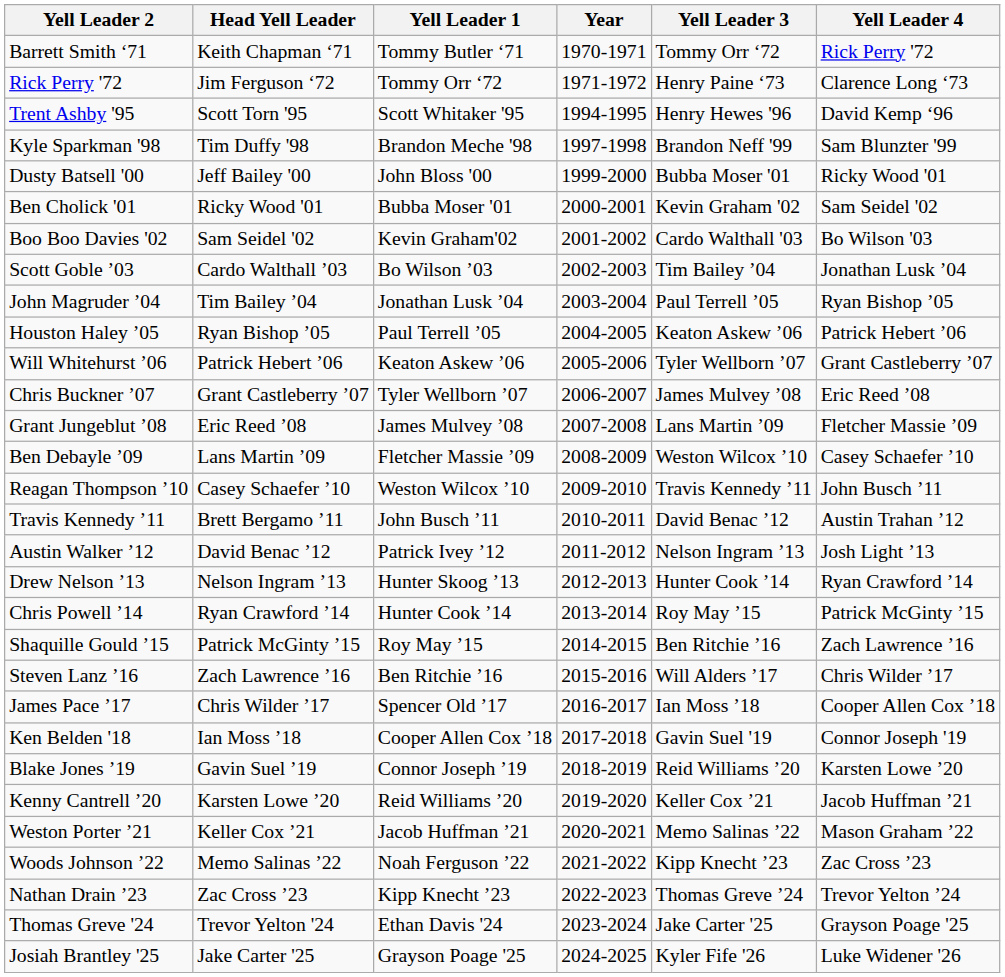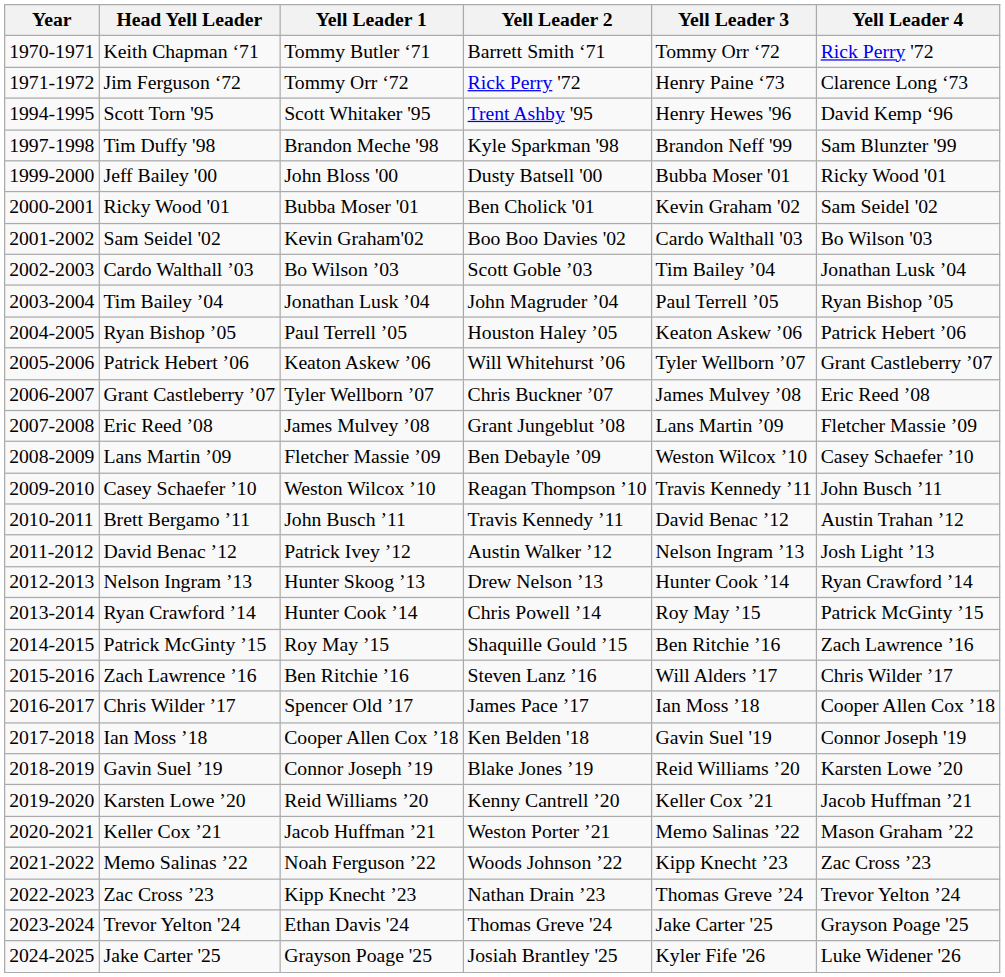columns swapped: (604, 20) <-> (99, 20)
